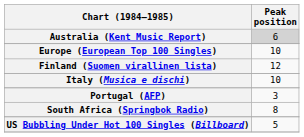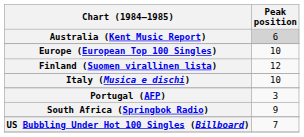(275, 110) 8 -> (275, 110) 9
(275, 124) 5 -> (275, 124) 7
